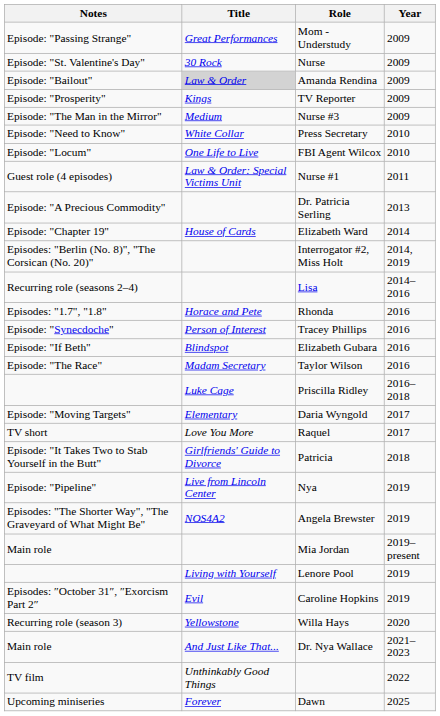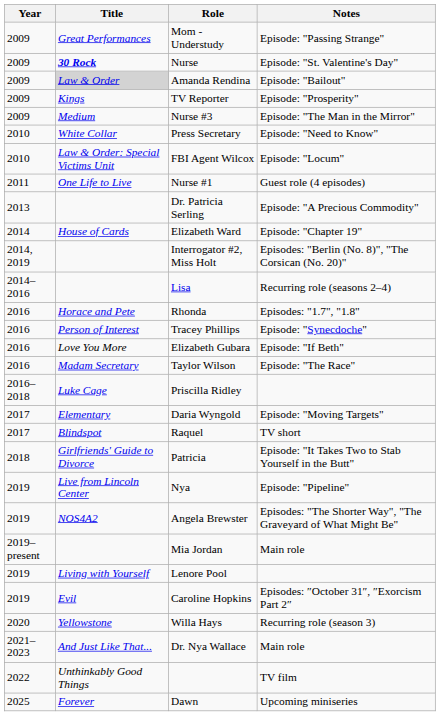columns swapped: (410, 13) <-> (93, 13)
(203, 62) normal -> (77, 62) bold
(222, 152) One Life to Live -> (109, 158) Law & Order: Special Victims Unit
(236, 176) Law & Order: Special Victims Unit -> (95, 183) One Life to Live
(207, 347) Blindspot -> (92, 347) Love You More
(219, 432) Love You More -> (80, 432) Blindspot
